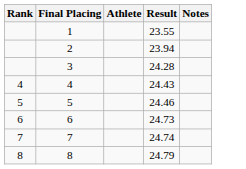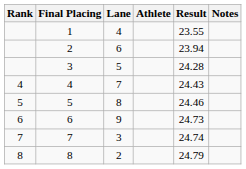+ column: (119, 13)
